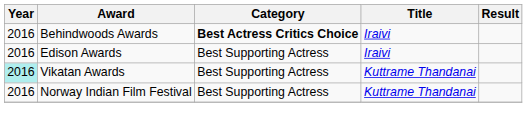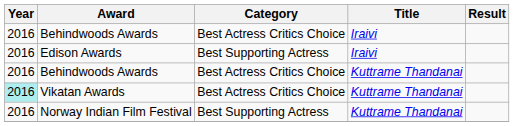(278, 33) bold -> (271, 33) normal
+ row: (99, 72)
(263, 72) Best Supporting Actress -> (271, 92) Best Actress Critics Choice
